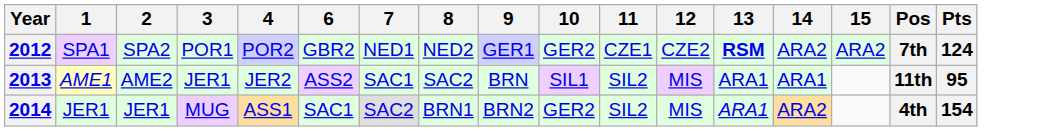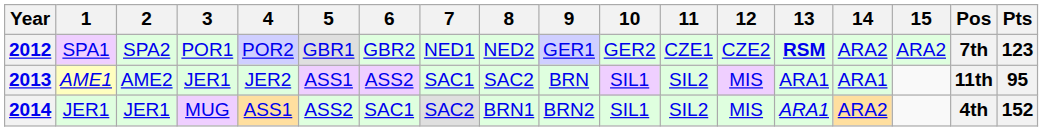+ column: (329, 19)
(957, 49) 124 -> (1018, 49) 123
(569, 110) GER2 -> (630, 110) SIL1
(957, 110) 154 -> (1018, 110) 152
